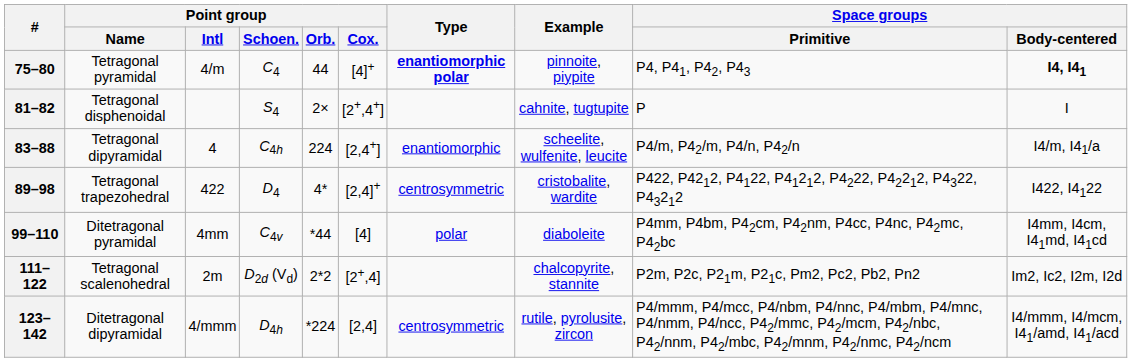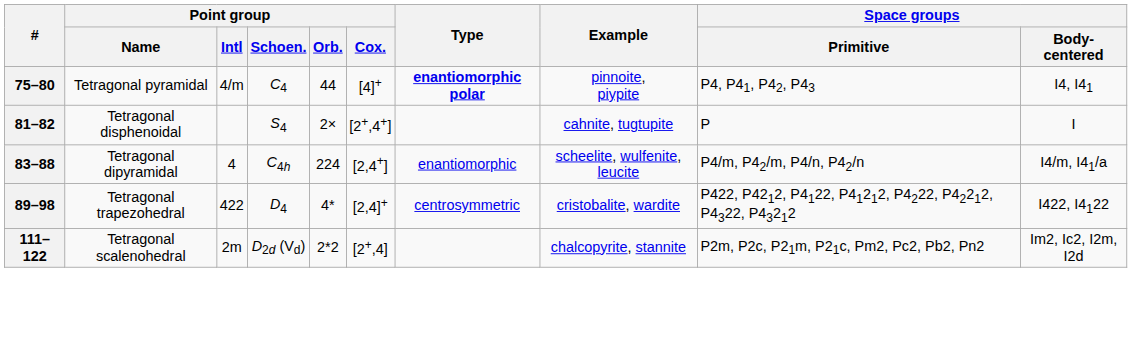(1067, 70) bold -> (1074, 86) normal
- row: (35, 234)
- row: (35, 326)
